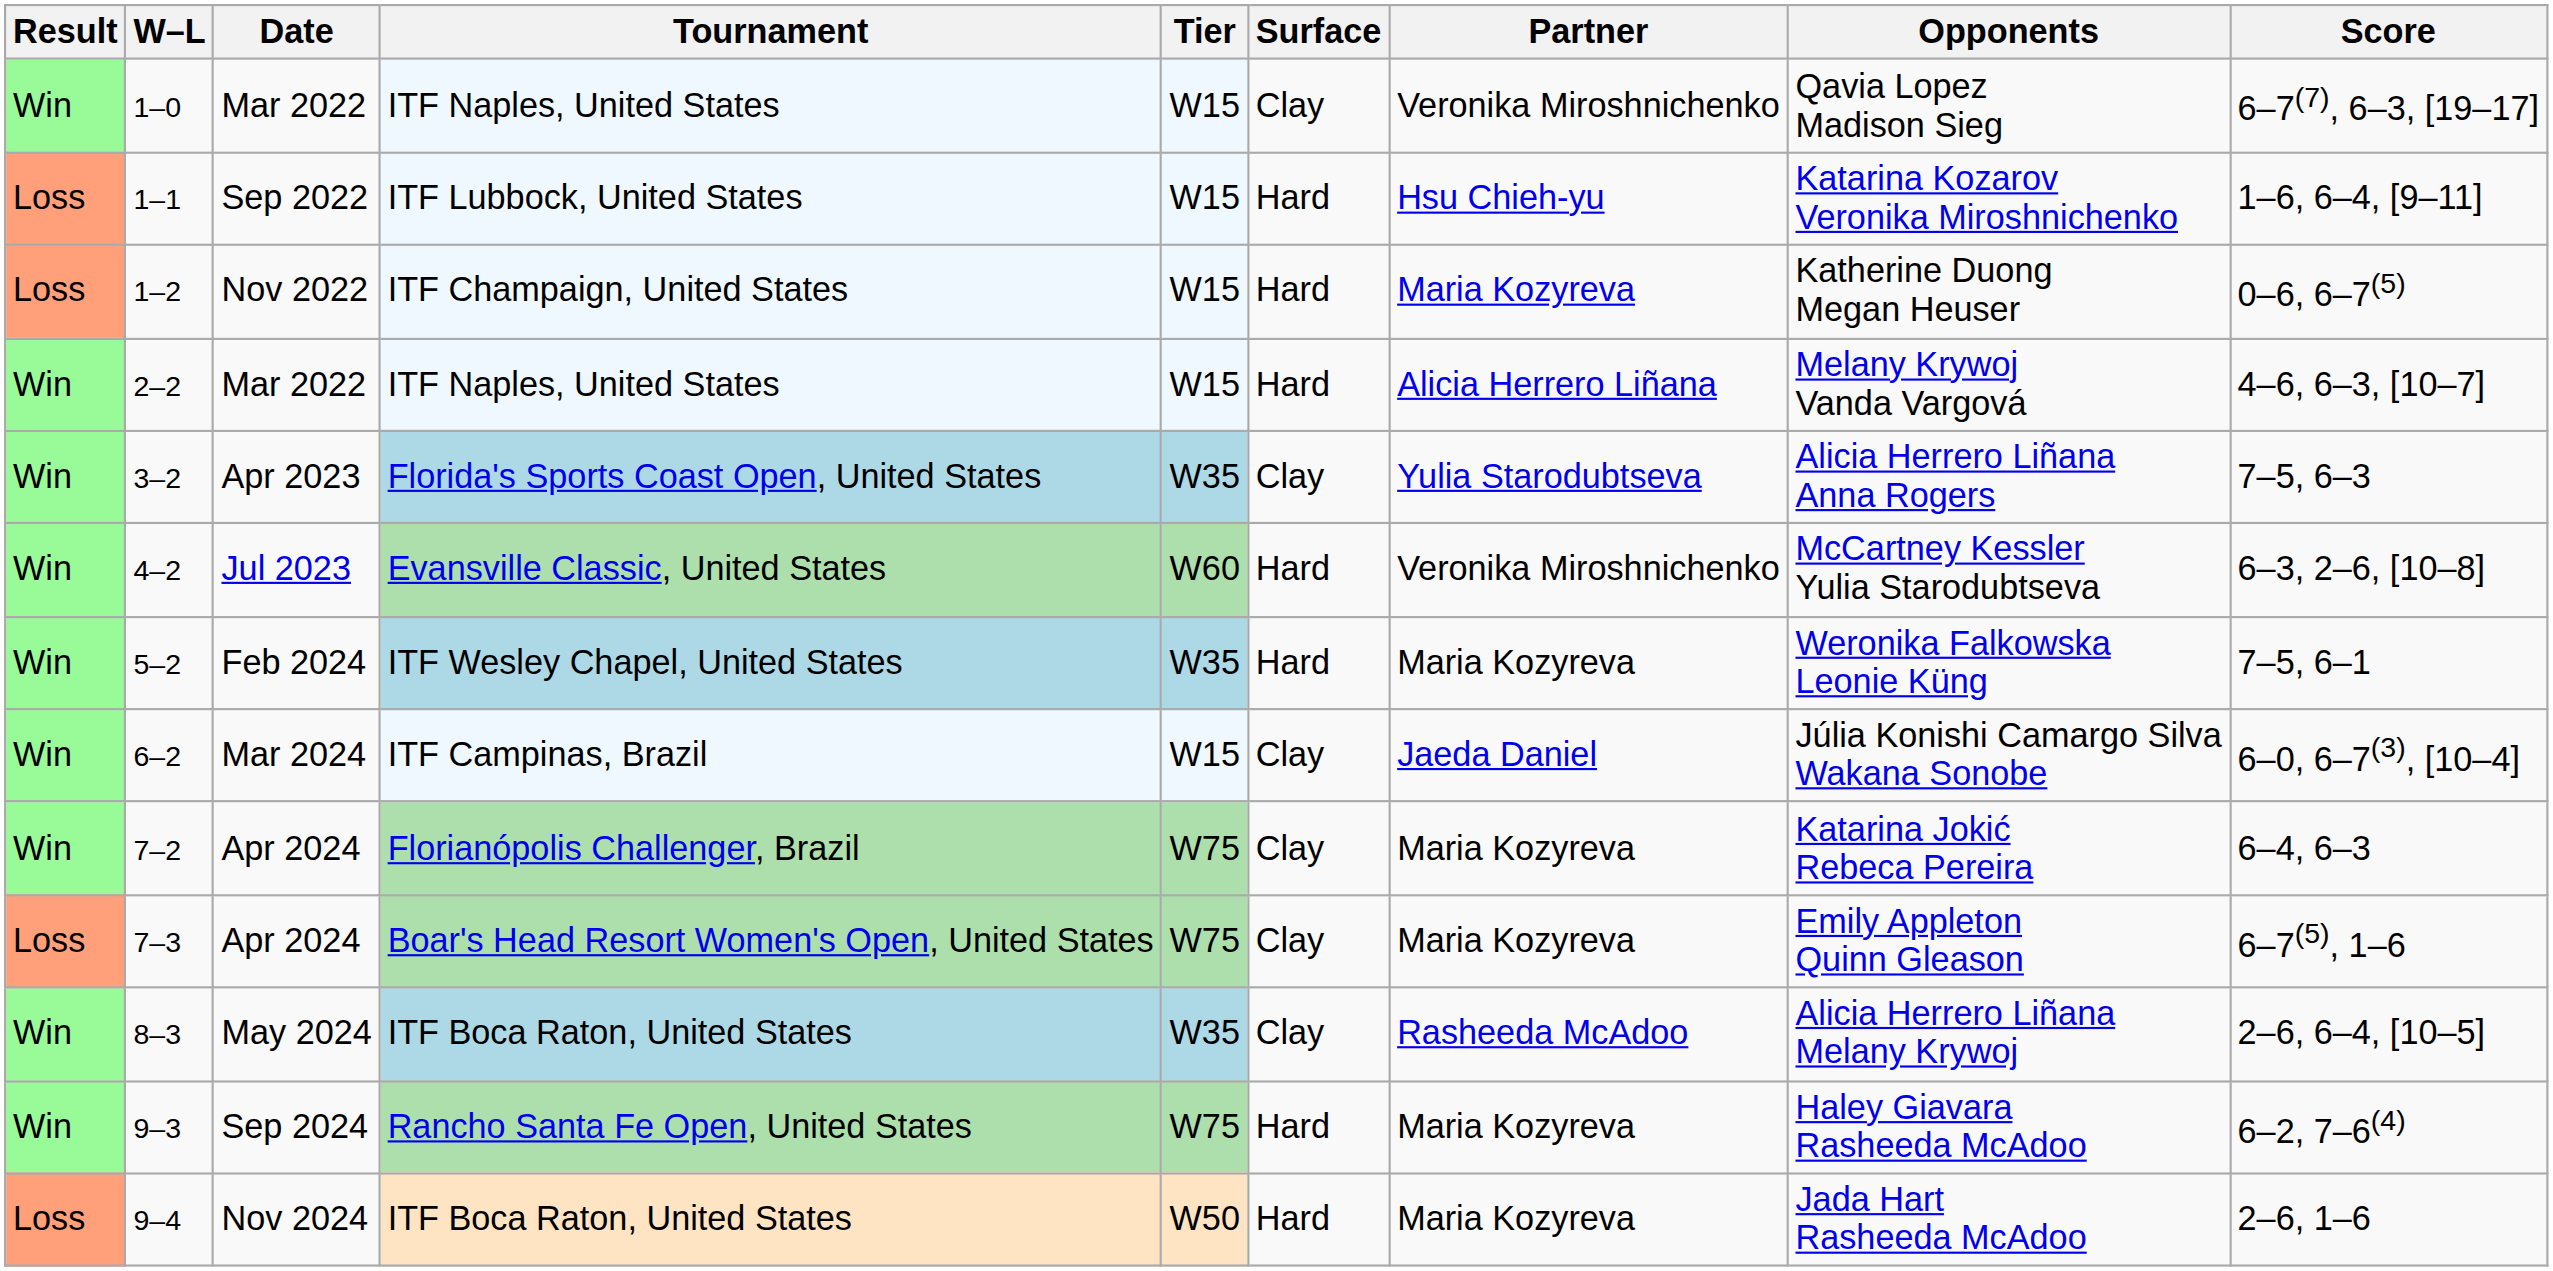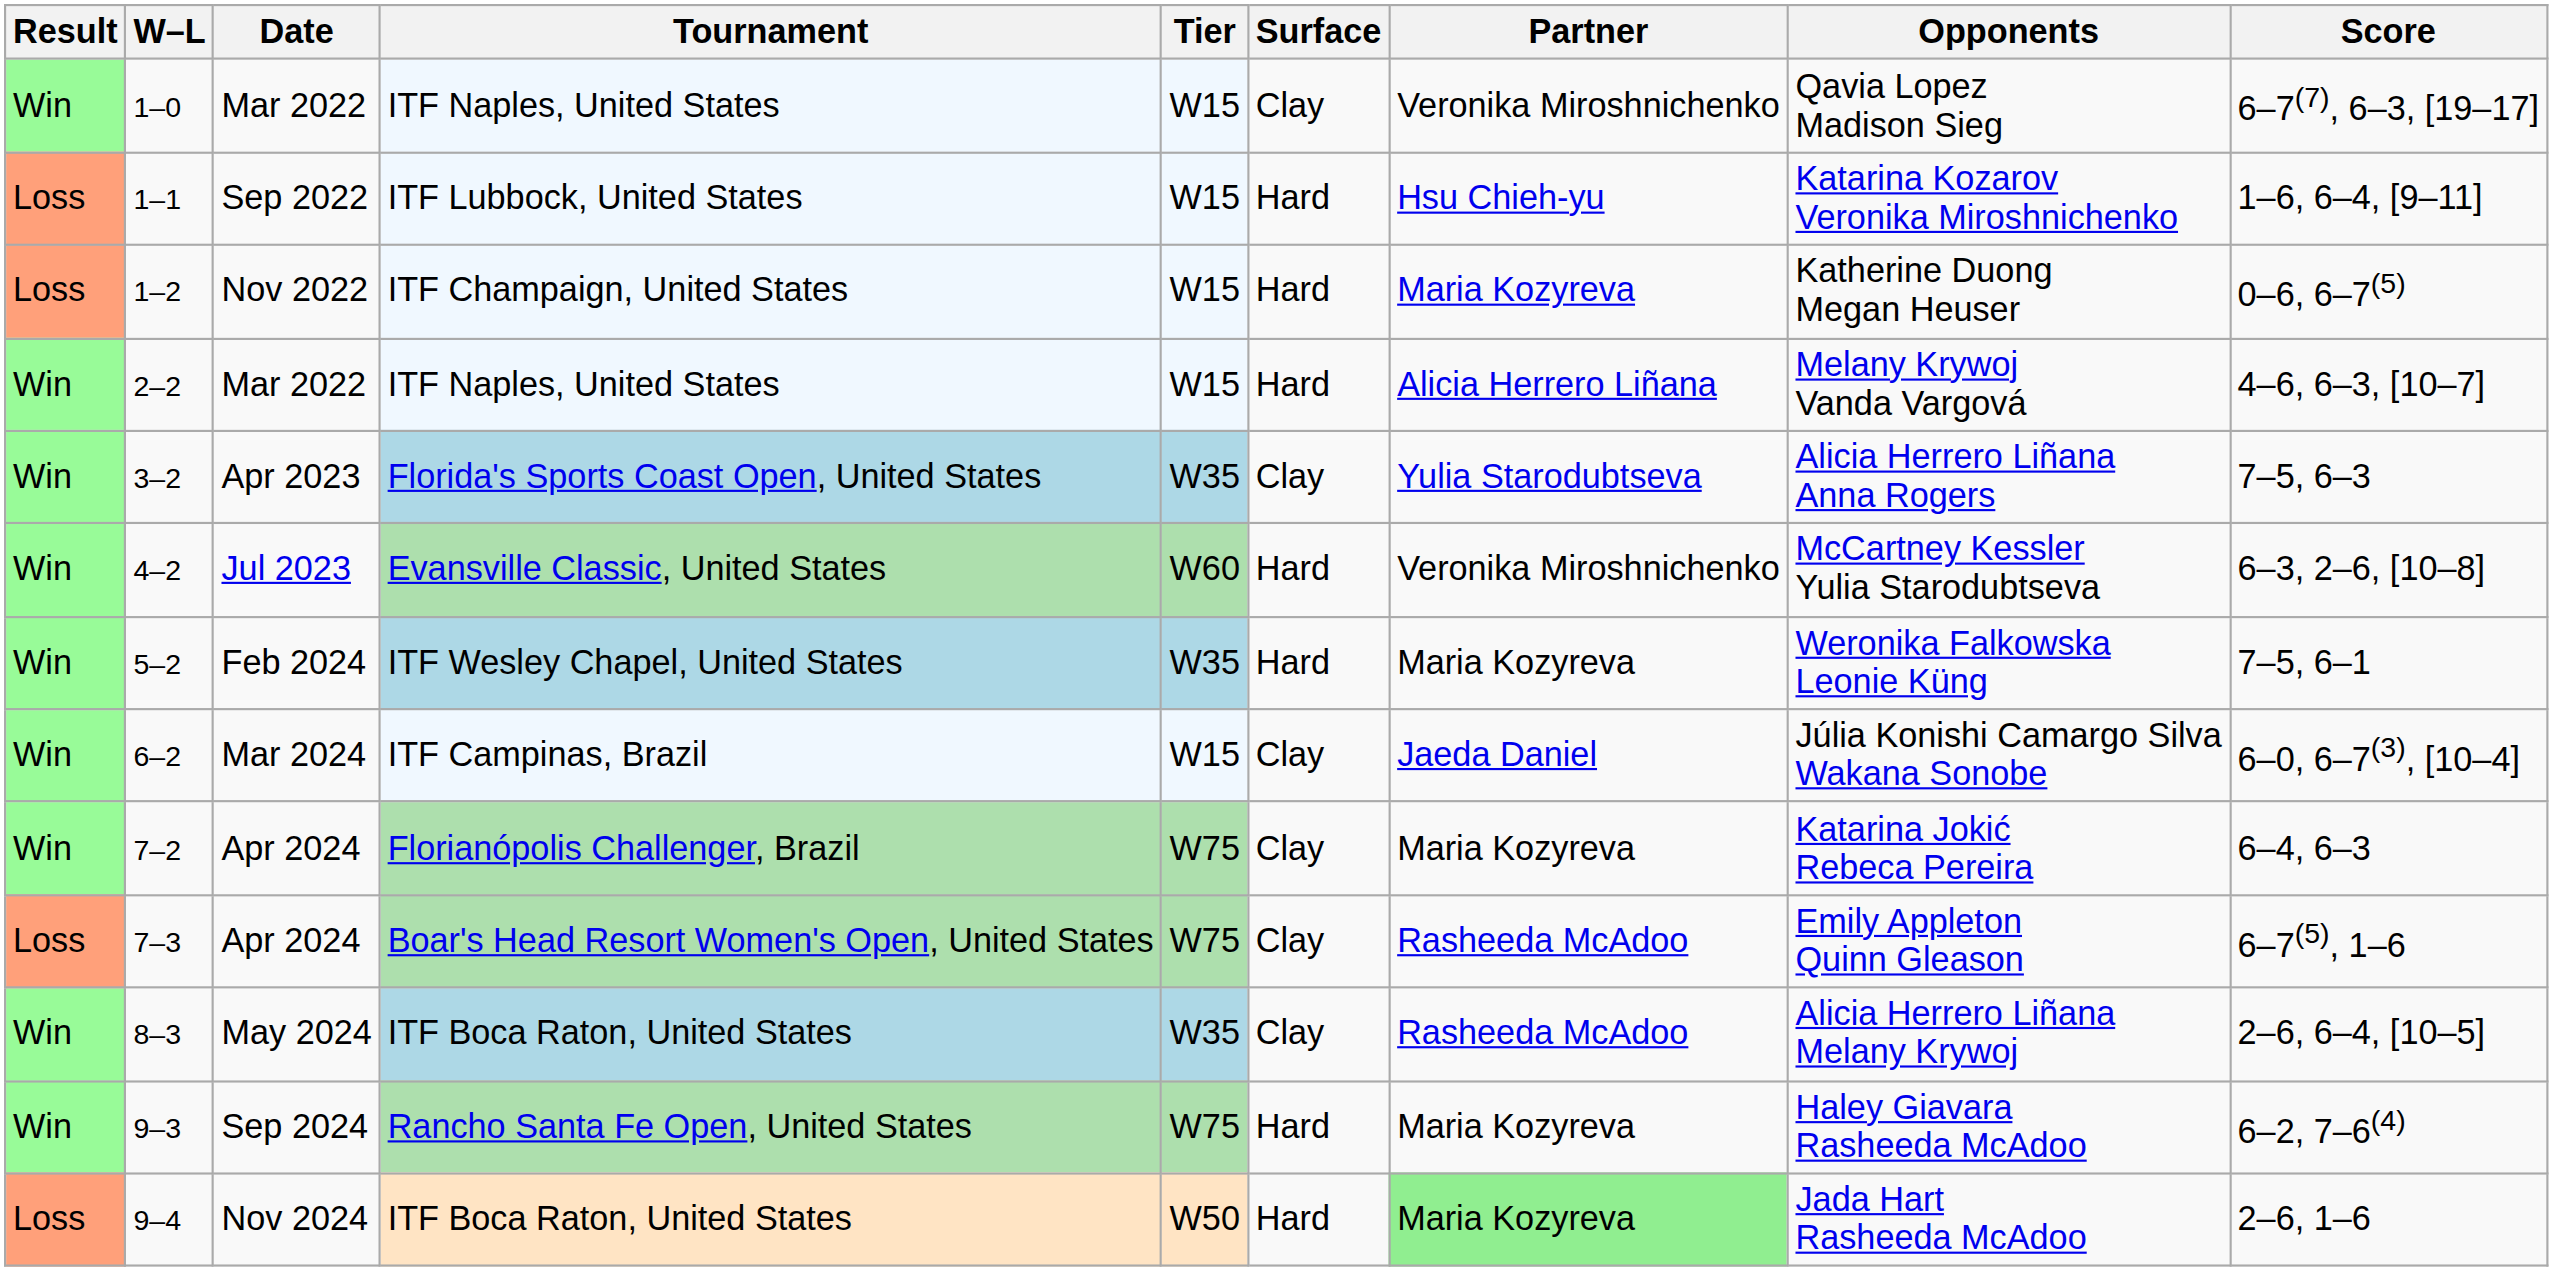(1516, 940) Maria Kozyreva -> (1543, 940) Rasheeda McAdoo
(1516, 1219) no background -> (1516, 1219) lightgreen background
